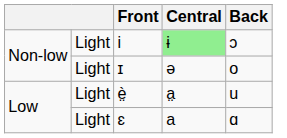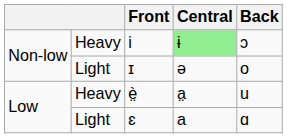(92, 42) Light -> (98, 42) Heavy
(92, 94) Light -> (98, 94) Heavy
